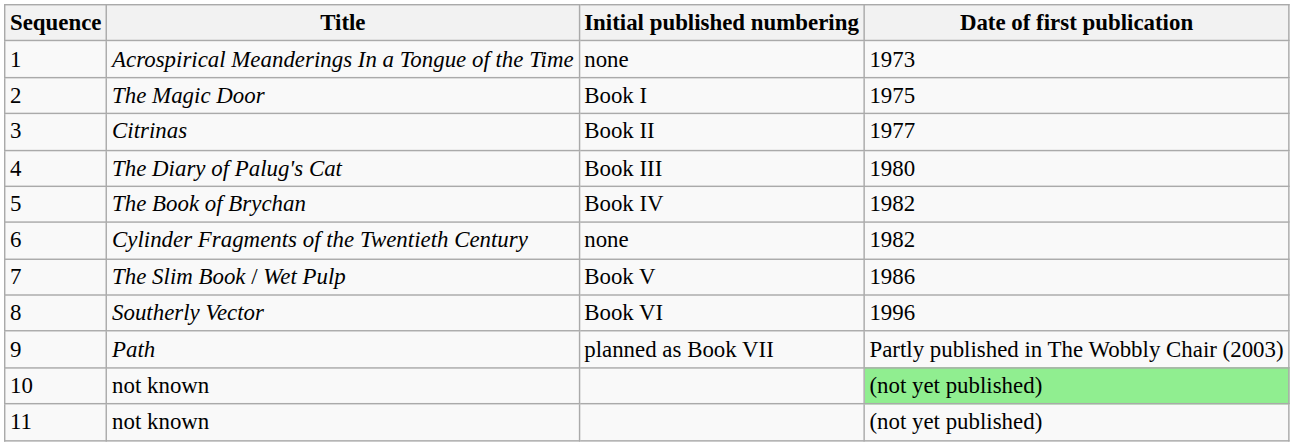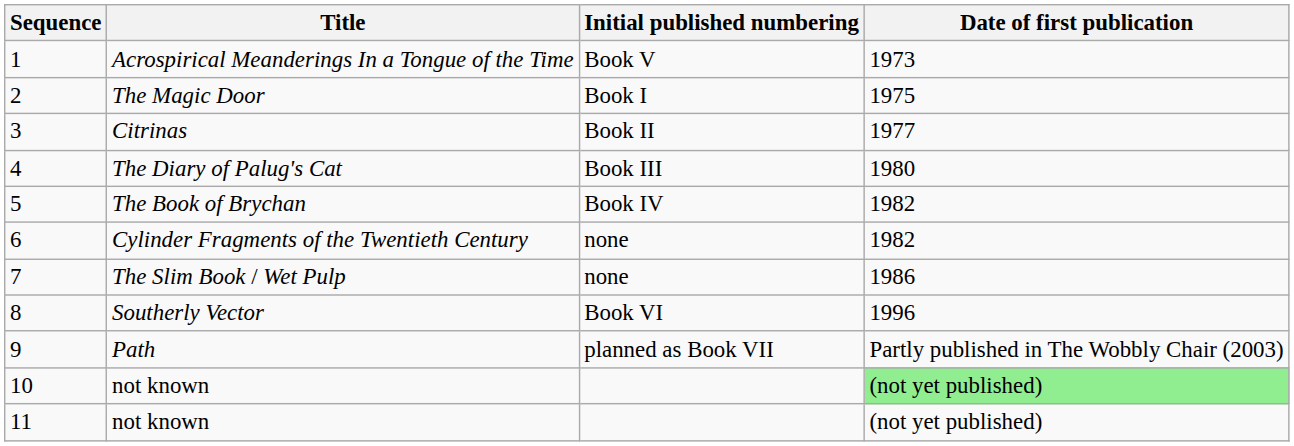(606, 58) none -> (620, 58) Book V
(620, 276) Book V -> (606, 276) none
